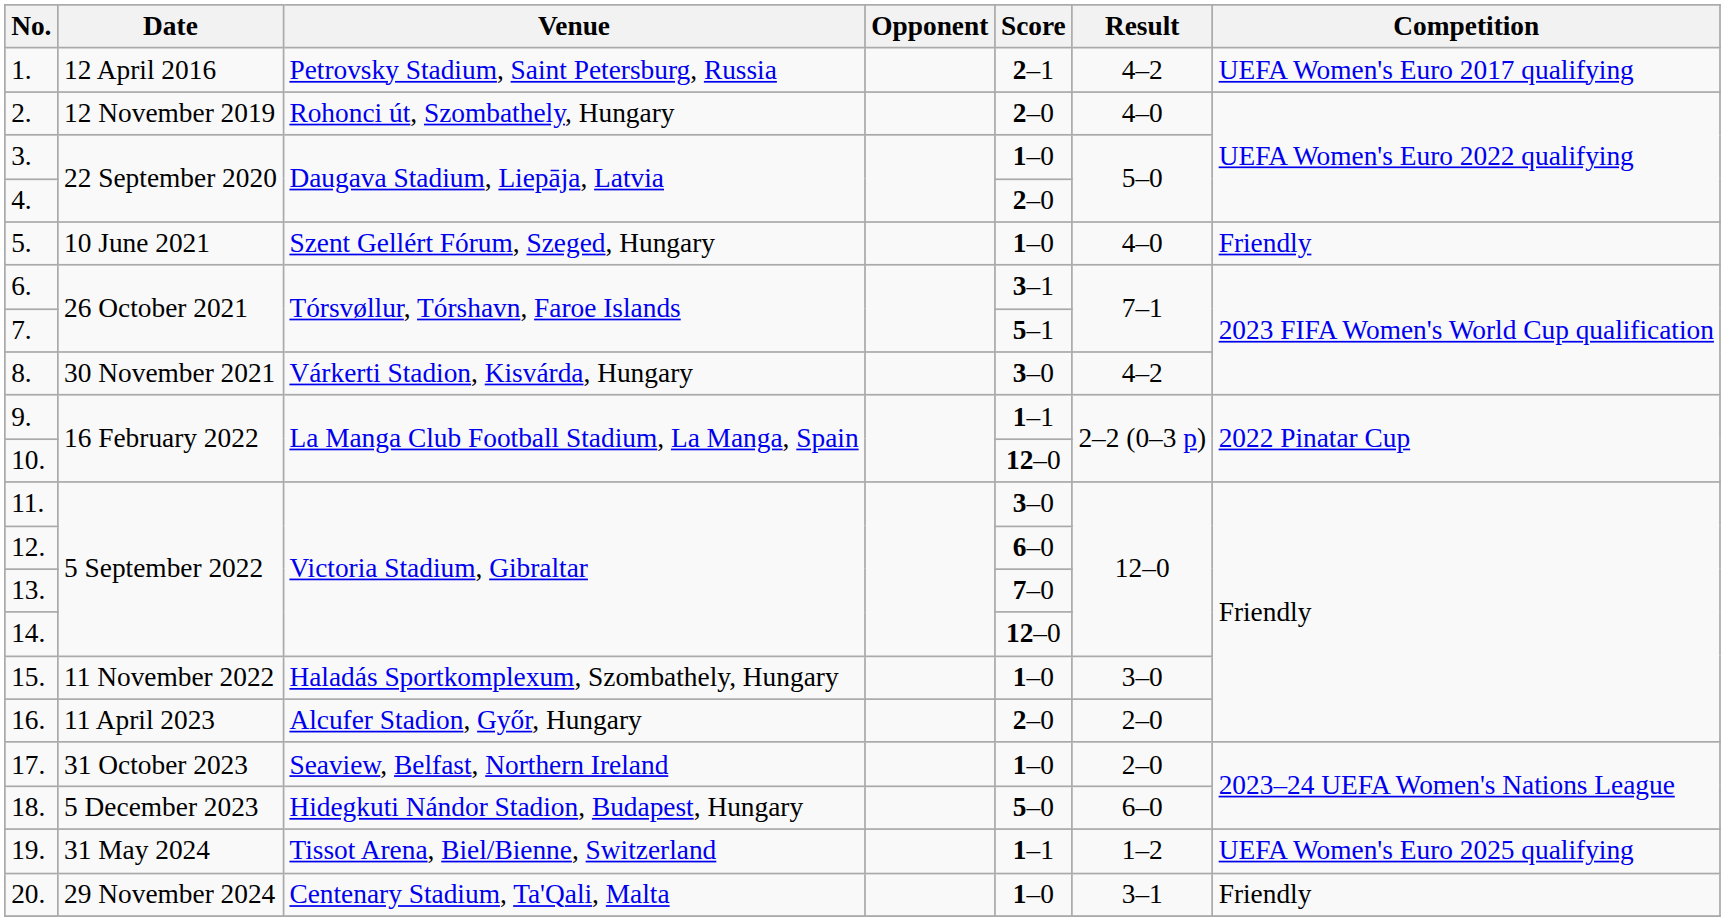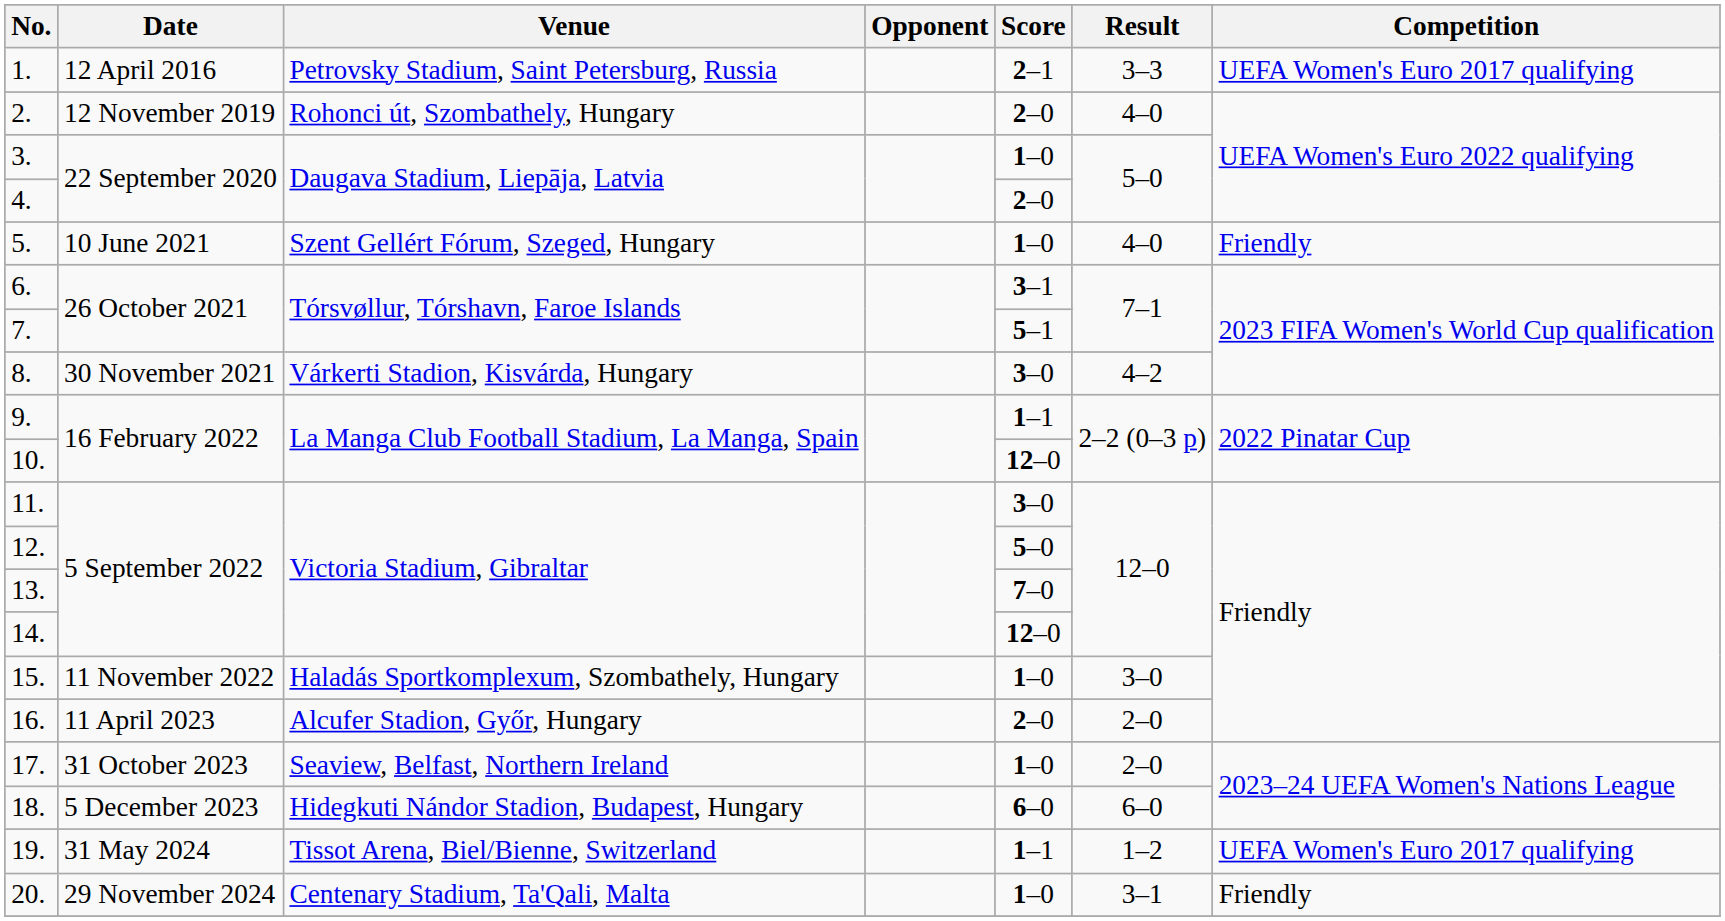(1142, 69) 4–2 -> (1142, 69) 3–3
(1033, 546) 6–0 -> (1033, 546) 5–0
(1033, 807) 5–0 -> (1033, 807) 6–0
(1426, 850) UEFA Women's Euro 2025 qualifying -> (1426, 850) UEFA Women's Euro 2017 qualifying
